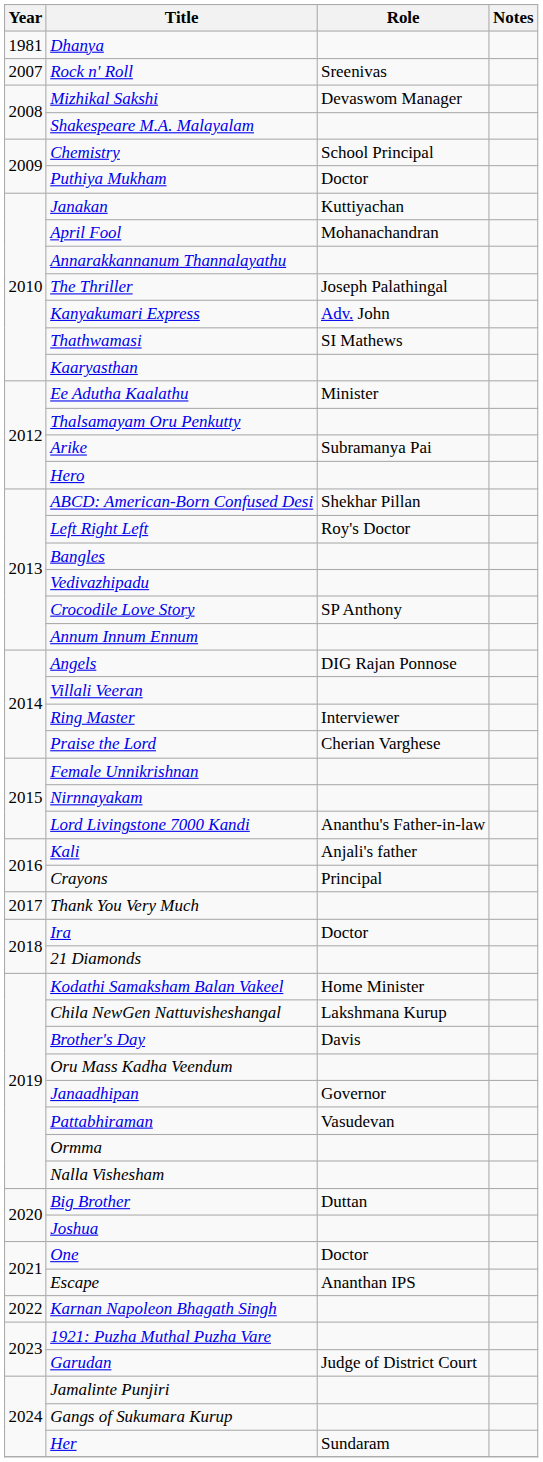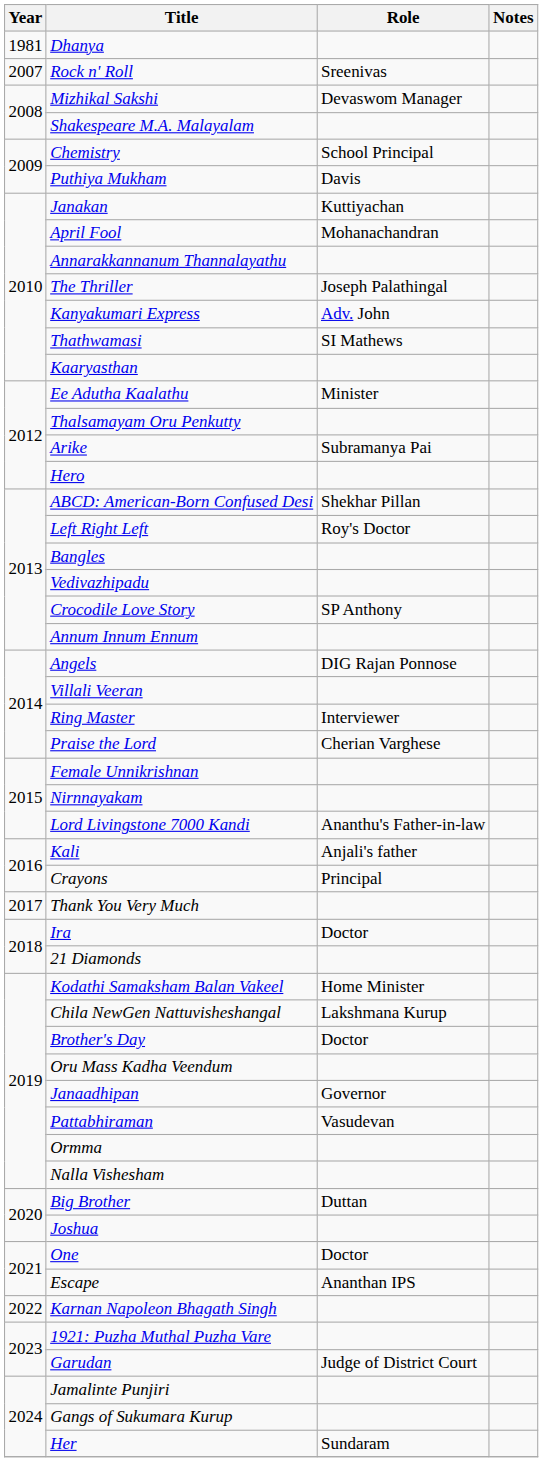(345, 179) Doctor -> (341, 179) Davis
(341, 1040) Davis -> (345, 1040) Doctor
